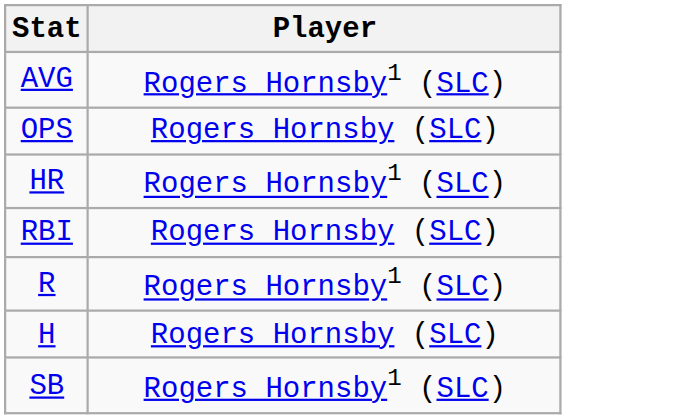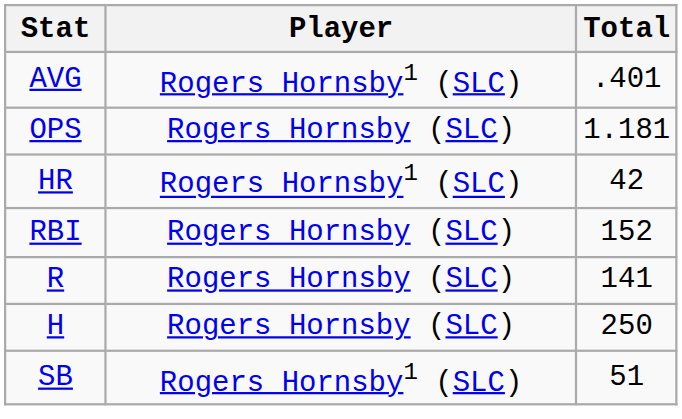+ column: (627, 29)
(325, 284) Rogers Hornsby1 (SLC) -> (341, 280) Rogers Hornsby (SLC)
